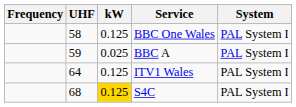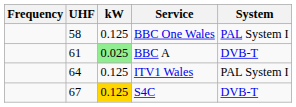(75, 53) 59 -> (75, 53) 61
(114, 53) no background -> (114, 53) lightgreen background
(255, 53) PAL System I -> (239, 53) DVB-T
(75, 92) 68 -> (75, 92) 67
(255, 92) PAL System I -> (239, 92) DVB-T
